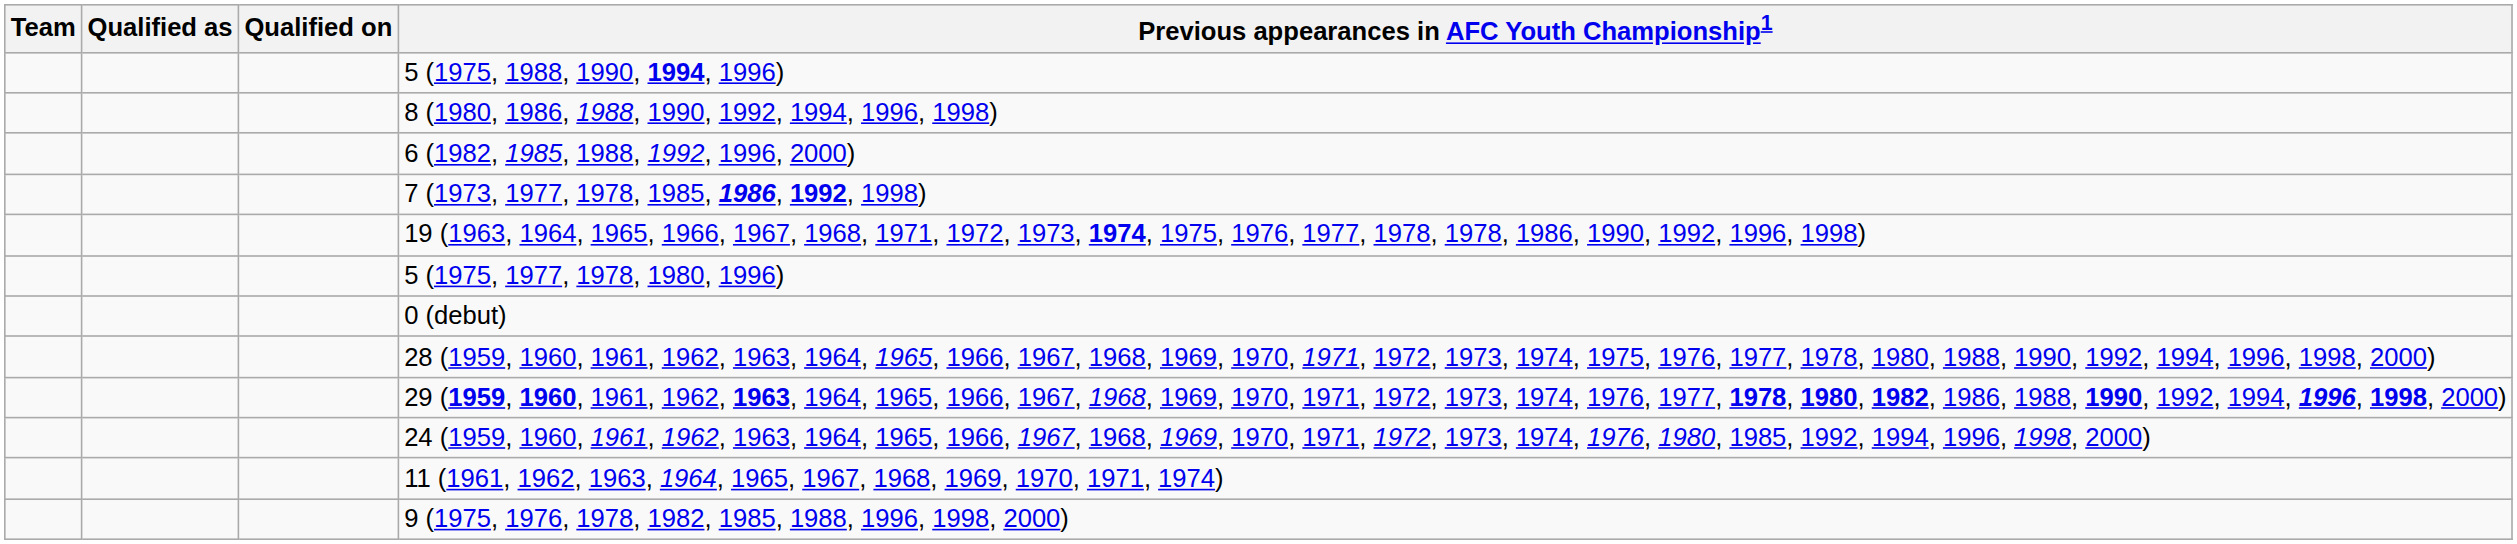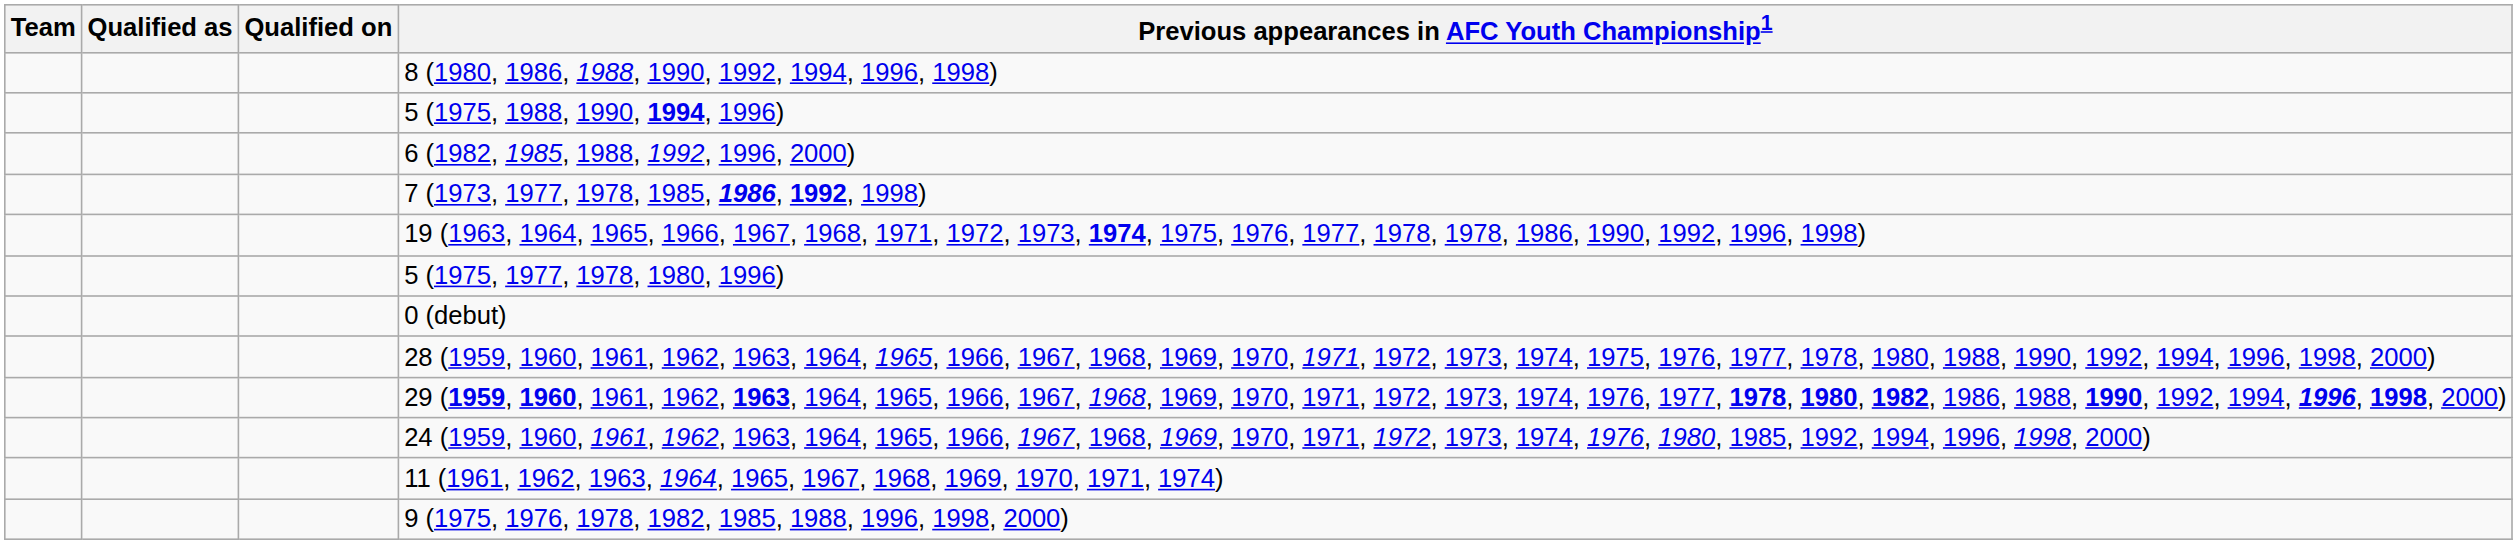rows swapped: (701, 112) <-> (594, 72)
